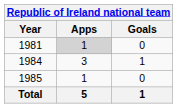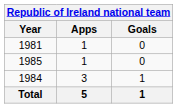(84, 45) lightgrey background -> (84, 45) no background
rows swapped: (30, 62) <-> (30, 78)
